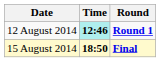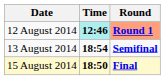(133, 30) no background -> (133, 30) lightsalmon background
+ row: (42, 48)
